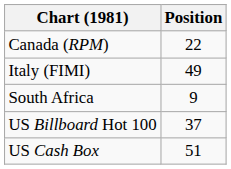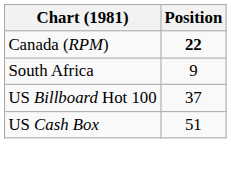(193, 44) normal -> (193, 44) bold
- row: (49, 71)
